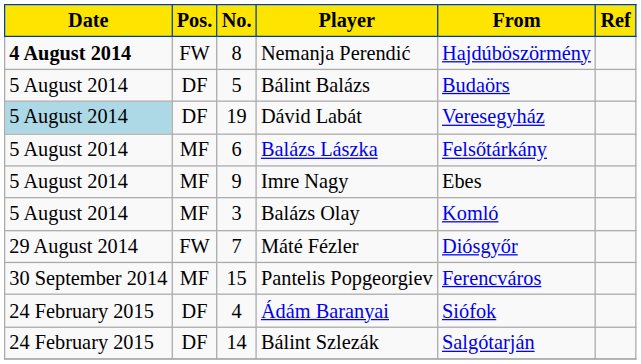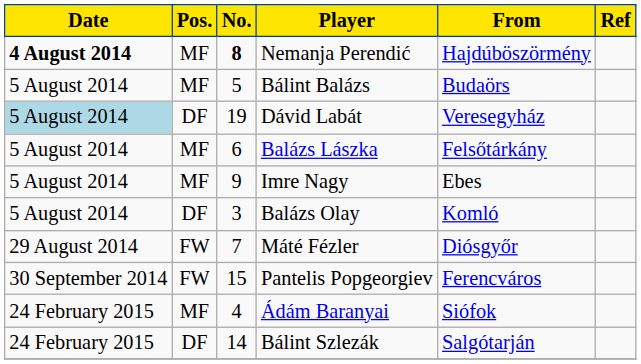(194, 52) FW -> (194, 52) MF
(237, 52) normal -> (237, 52) bold
(194, 85) DF -> (194, 85) MF
(194, 213) MF -> (194, 213) DF
(194, 278) MF -> (194, 278) FW
(194, 310) DF -> (194, 310) MF
